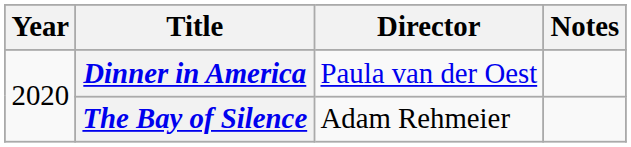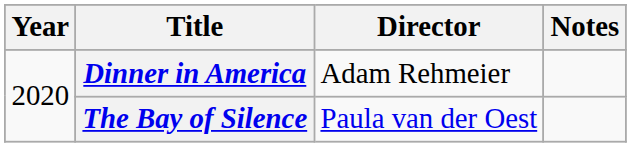(429, 73) Paula van der Oest -> (415, 73) Adam Rehmeier
(415, 118) Adam Rehmeier -> (429, 118) Paula van der Oest
